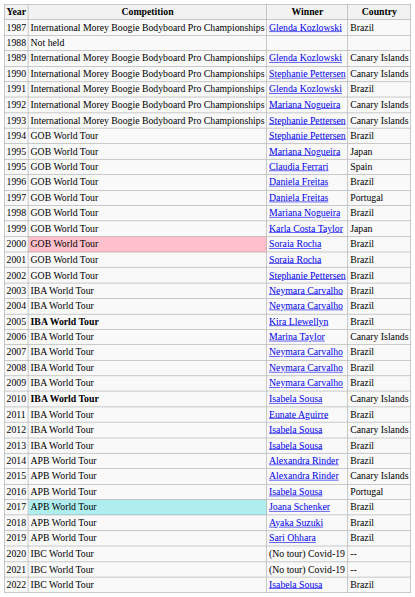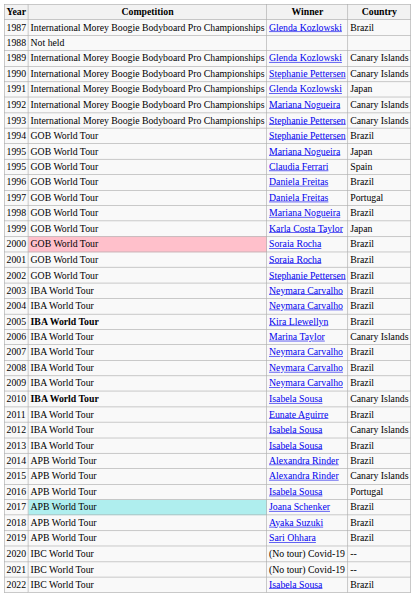(362, 89) Brazil -> (361, 89) Japan
